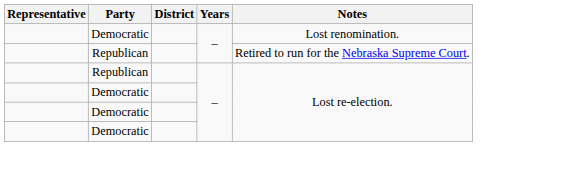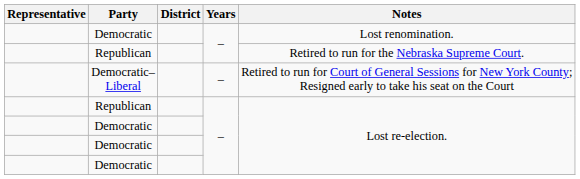+ row: (46, 80)
